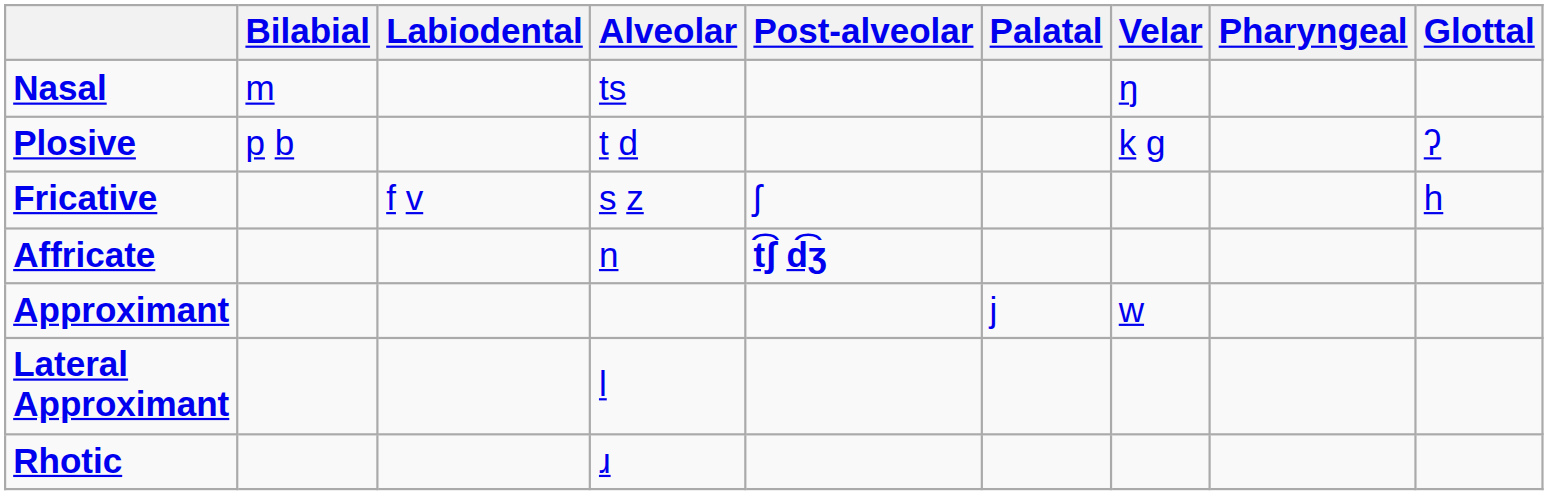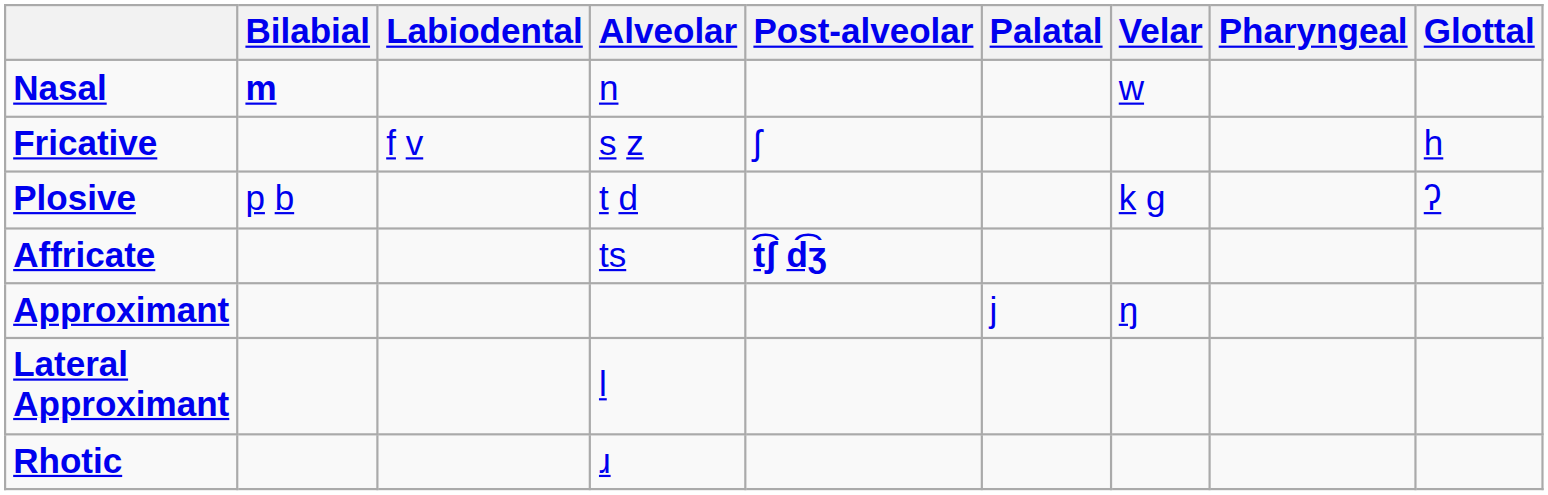(260, 87) normal -> (261, 87) bold
(613, 87) ts -> (609, 87) n
(1128, 87) ŋ -> (1131, 87) w
rows swapped: (75, 143) <-> (85, 198)
(609, 254) n -> (613, 254) ts
(1131, 310) w -> (1128, 310) ŋ
